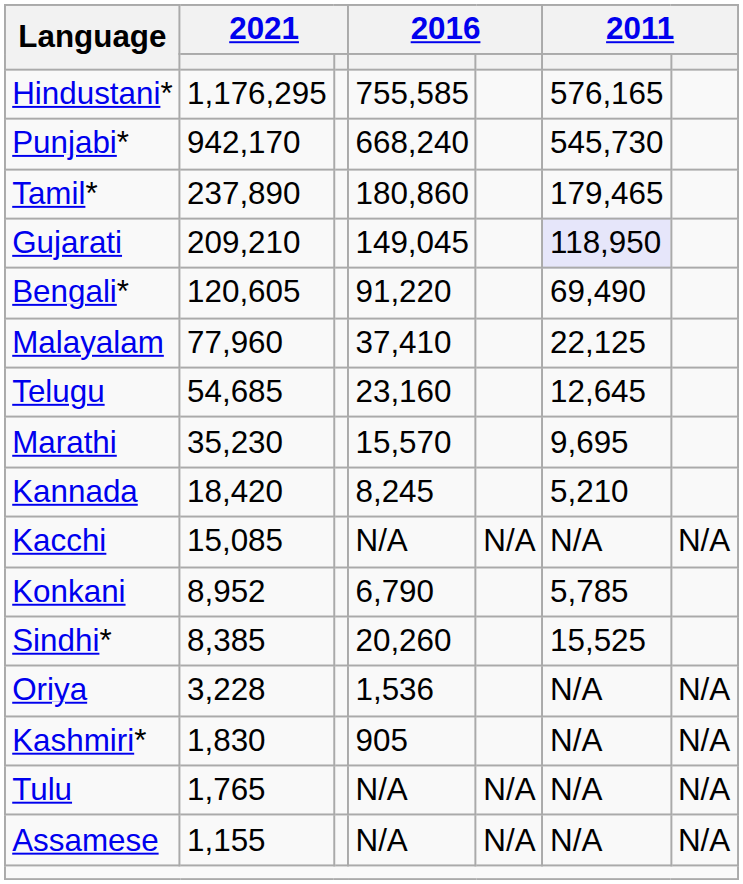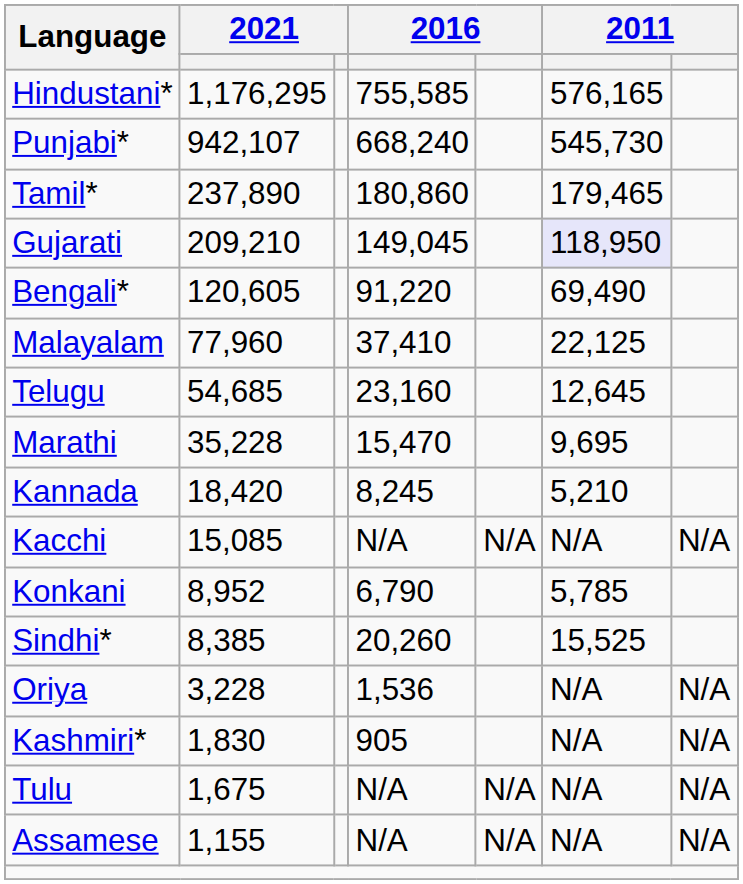(244, 143) 942,170 -> (244, 143) 942,107
(235, 441) 35,230 -> (235, 441) 35,228
(403, 441) 15,570 -> (403, 441) 15,470
(226, 789) 1,765 -> (226, 789) 1,675
